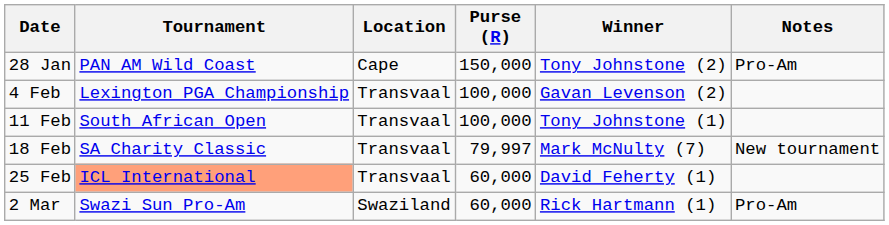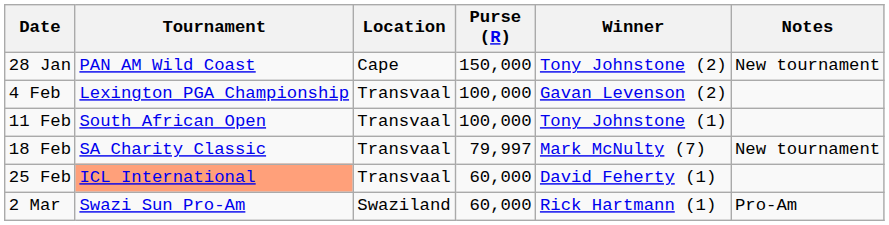(766, 67) Pro-Am -> (808, 67) New tournament
